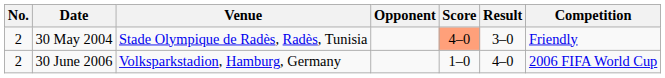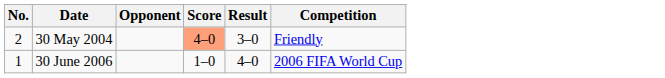- column: (243, 15)
(18, 61) 2 -> (18, 61) 1
